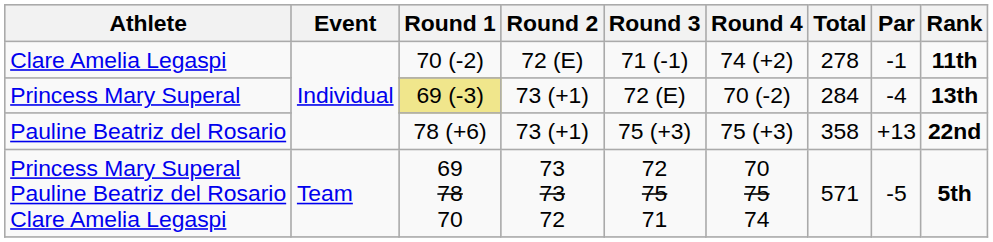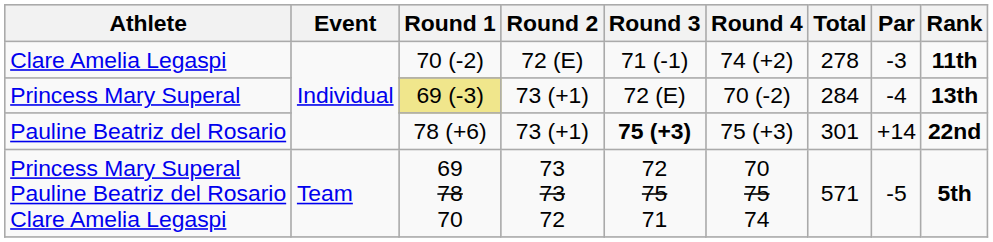(896, 59) -1 -> (896, 59) -3
(655, 132) normal -> (655, 132) bold
(840, 132) 358 -> (840, 132) 301
(896, 132) +13 -> (896, 132) +14
